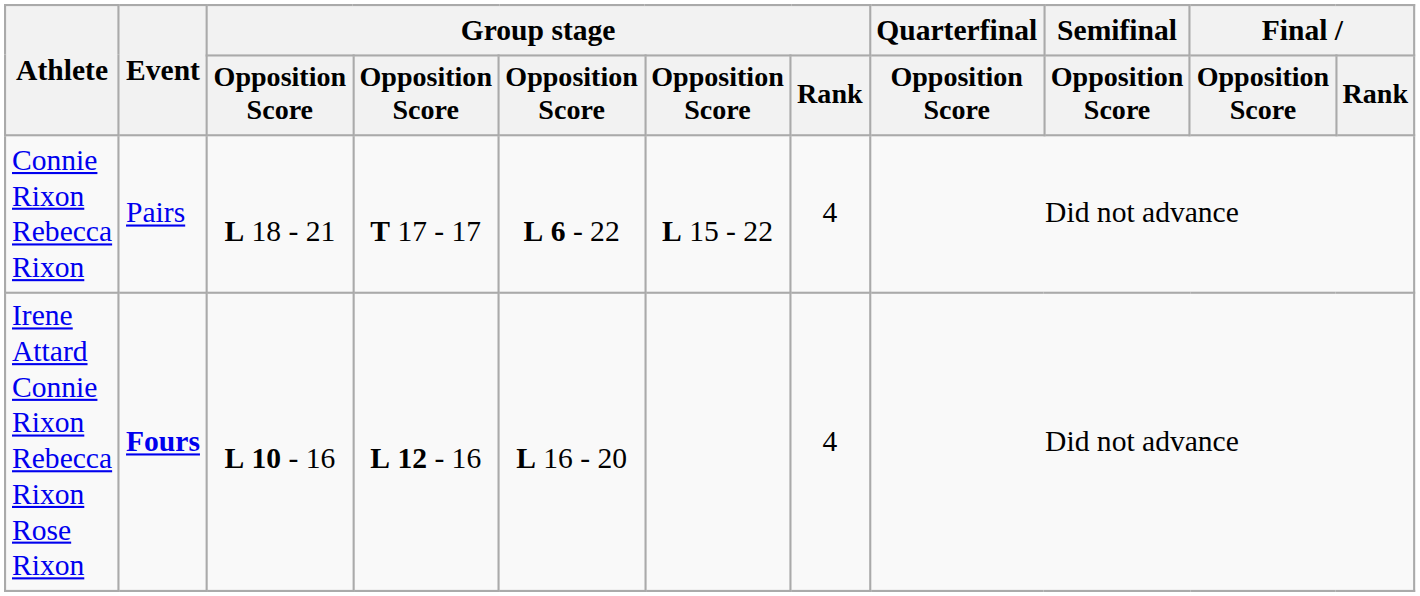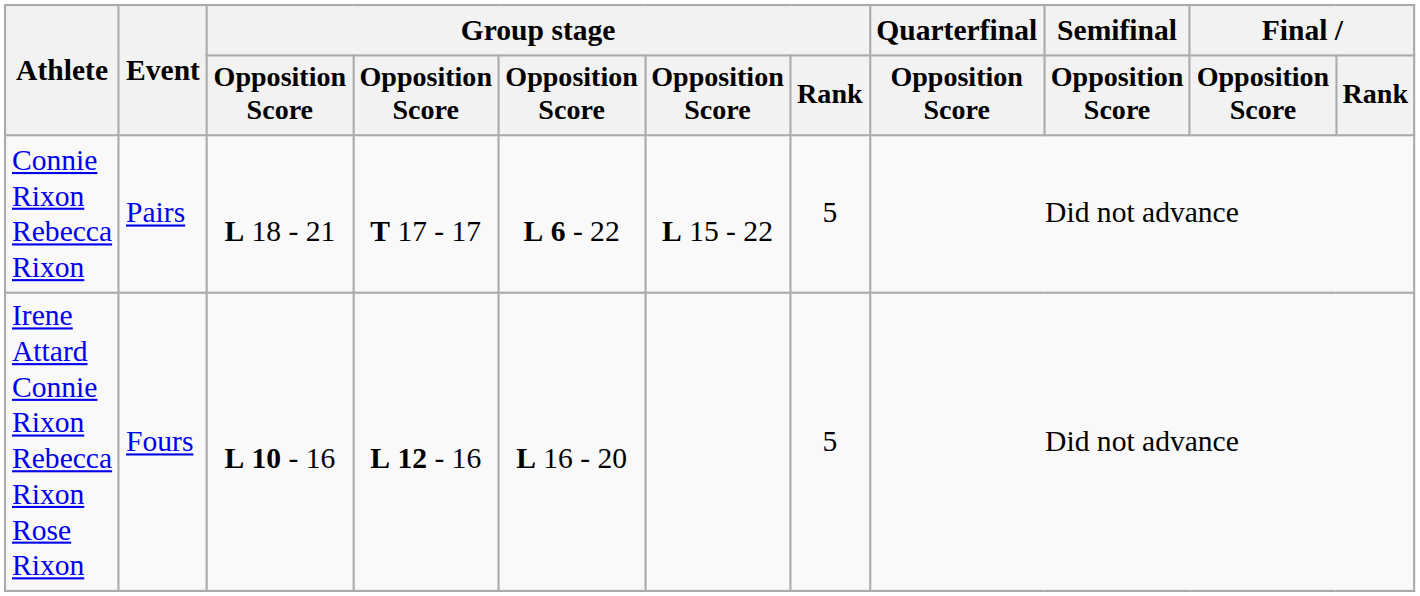(830, 213) 4 -> (830, 213) 5
(163, 441) bold -> (160, 441) normal
(830, 441) 4 -> (830, 441) 5
